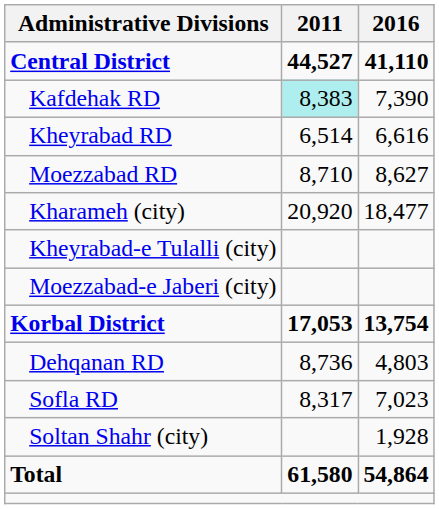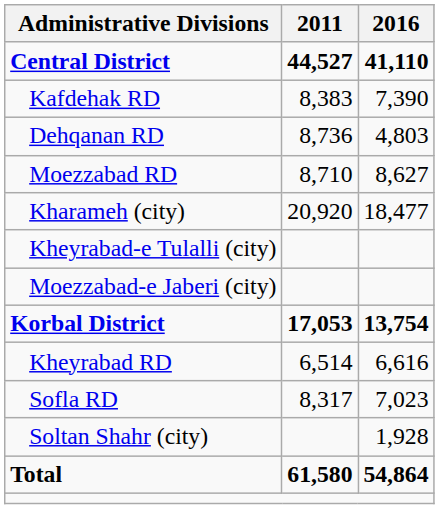(326, 98) paleturquoise background -> (326, 98) no background
rows swapped: (101, 135) <-> (97, 361)
